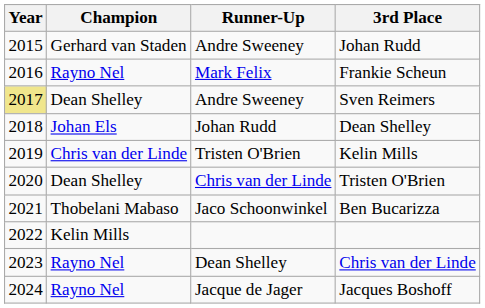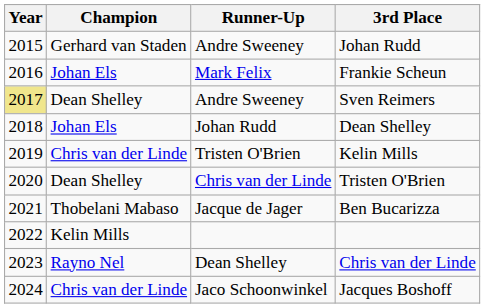(87, 72) Rayno Nel -> (84, 72) Johan Els
(261, 208) Jaco Schoonwinkel -> (249, 208) Jacque de Jager
(87, 289) Rayno Nel -> (119, 289) Chris van der Linde
(249, 289) Jacque de Jager -> (261, 289) Jaco Schoonwinkel
